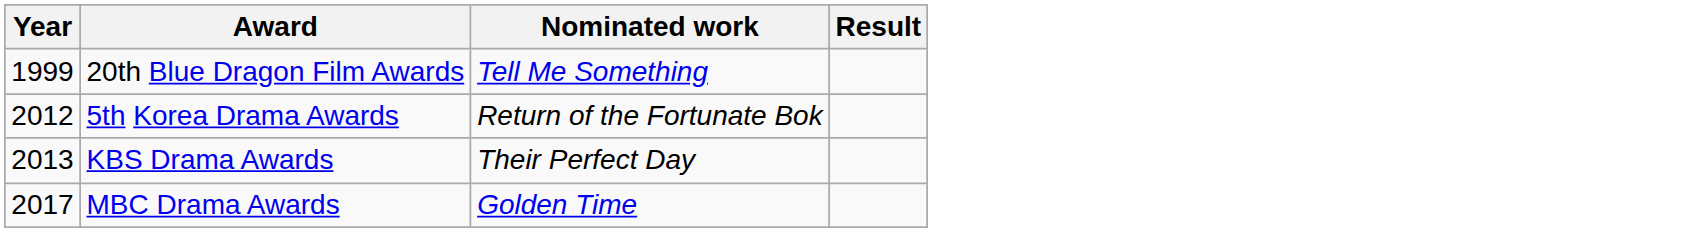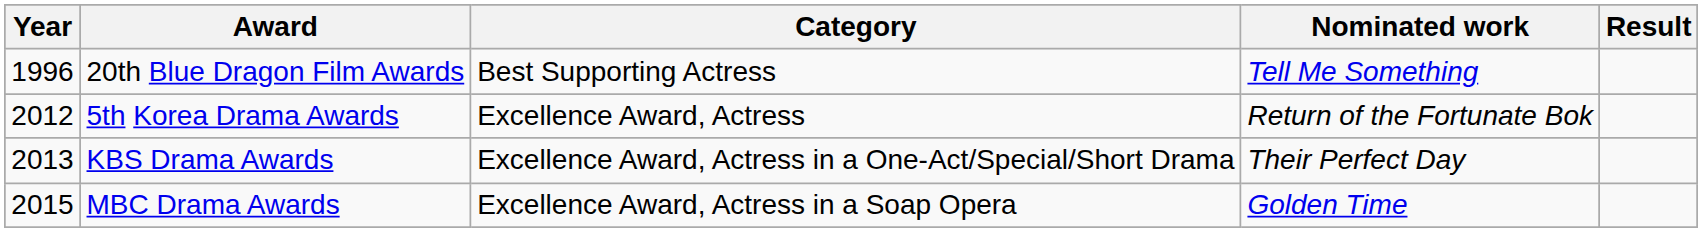+ column: (856, 26)
(42, 71) 1999 -> (42, 71) 1996
(42, 204) 2017 -> (42, 204) 2015
